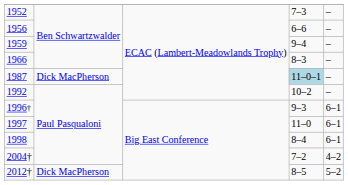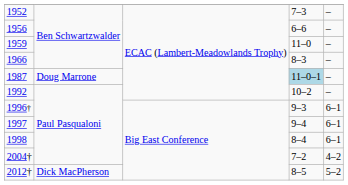(299, 44) 9–4 -> (301, 44) 11–0
(73, 76) Dick MacPherson -> (66, 76) Doug Marrone
(301, 124) 11–0 -> (299, 124) 9–4
